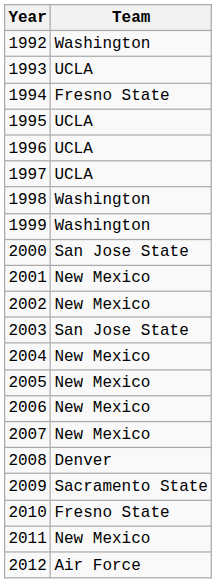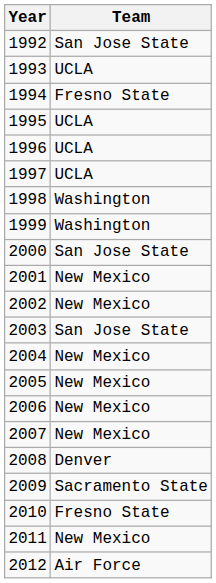(102, 44) Washington -> (122, 44) San Jose State
